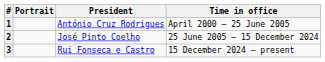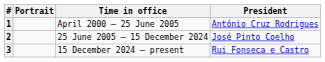columns swapped: (111, 11) <-> (243, 11)
